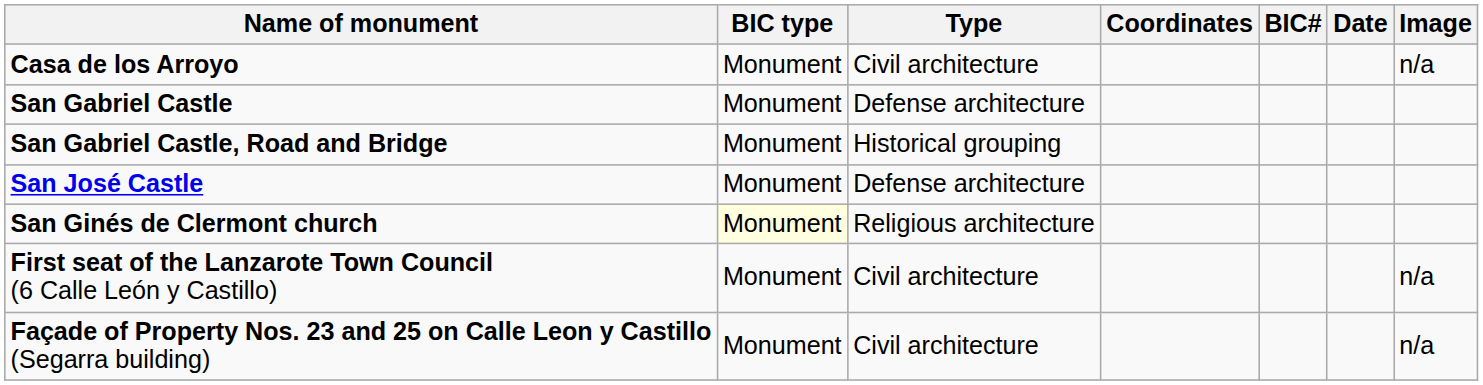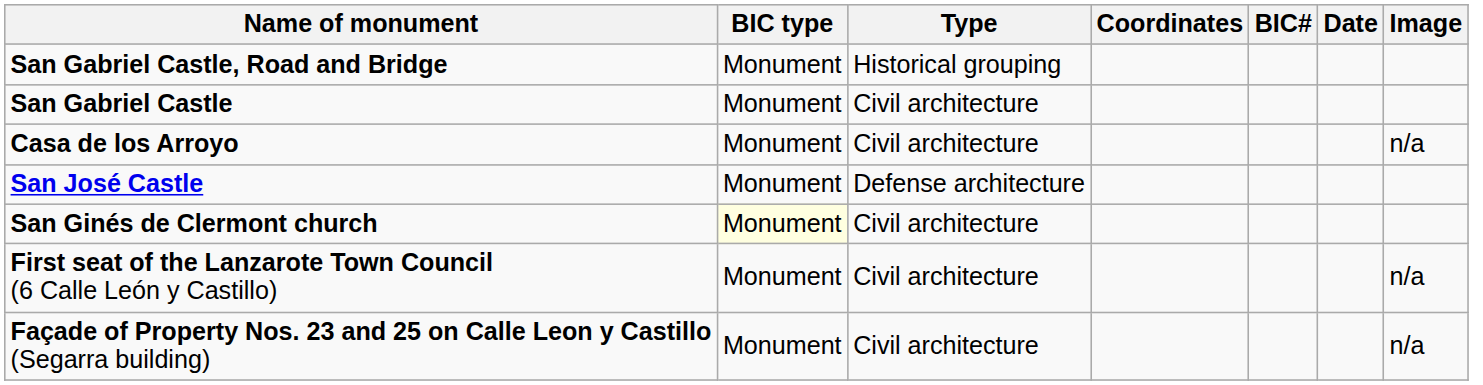rows swapped: (125, 64) <-> (229, 143)
(969, 104) Defense architecture -> (946, 104) Civil architecture
(974, 223) Religious architecture -> (946, 223) Civil architecture
